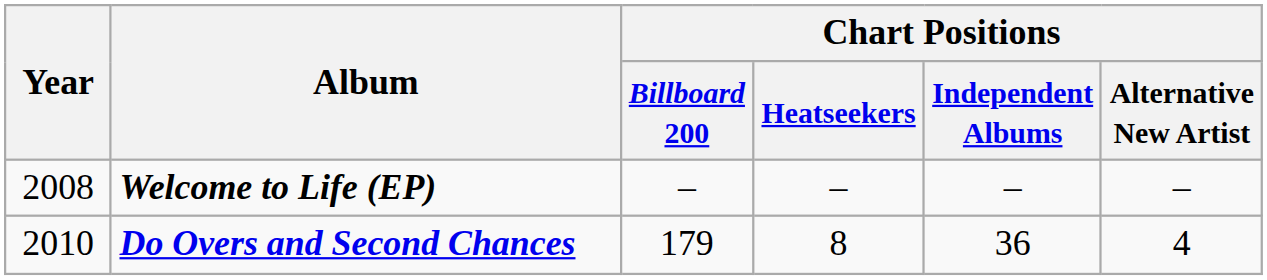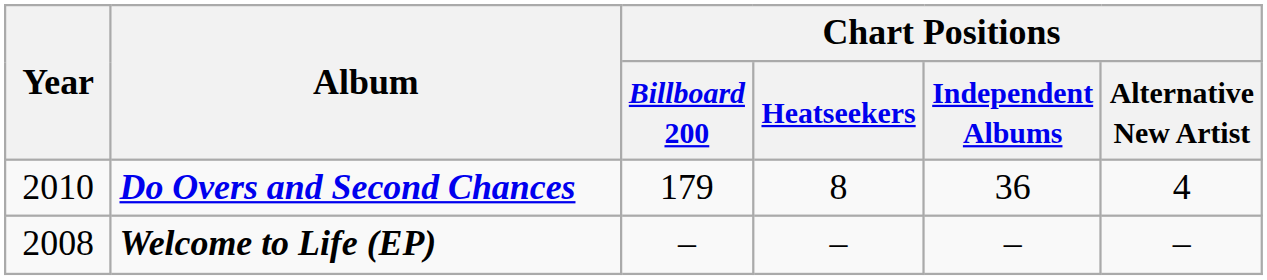rows swapped: (278, 186) <-> (347, 243)
